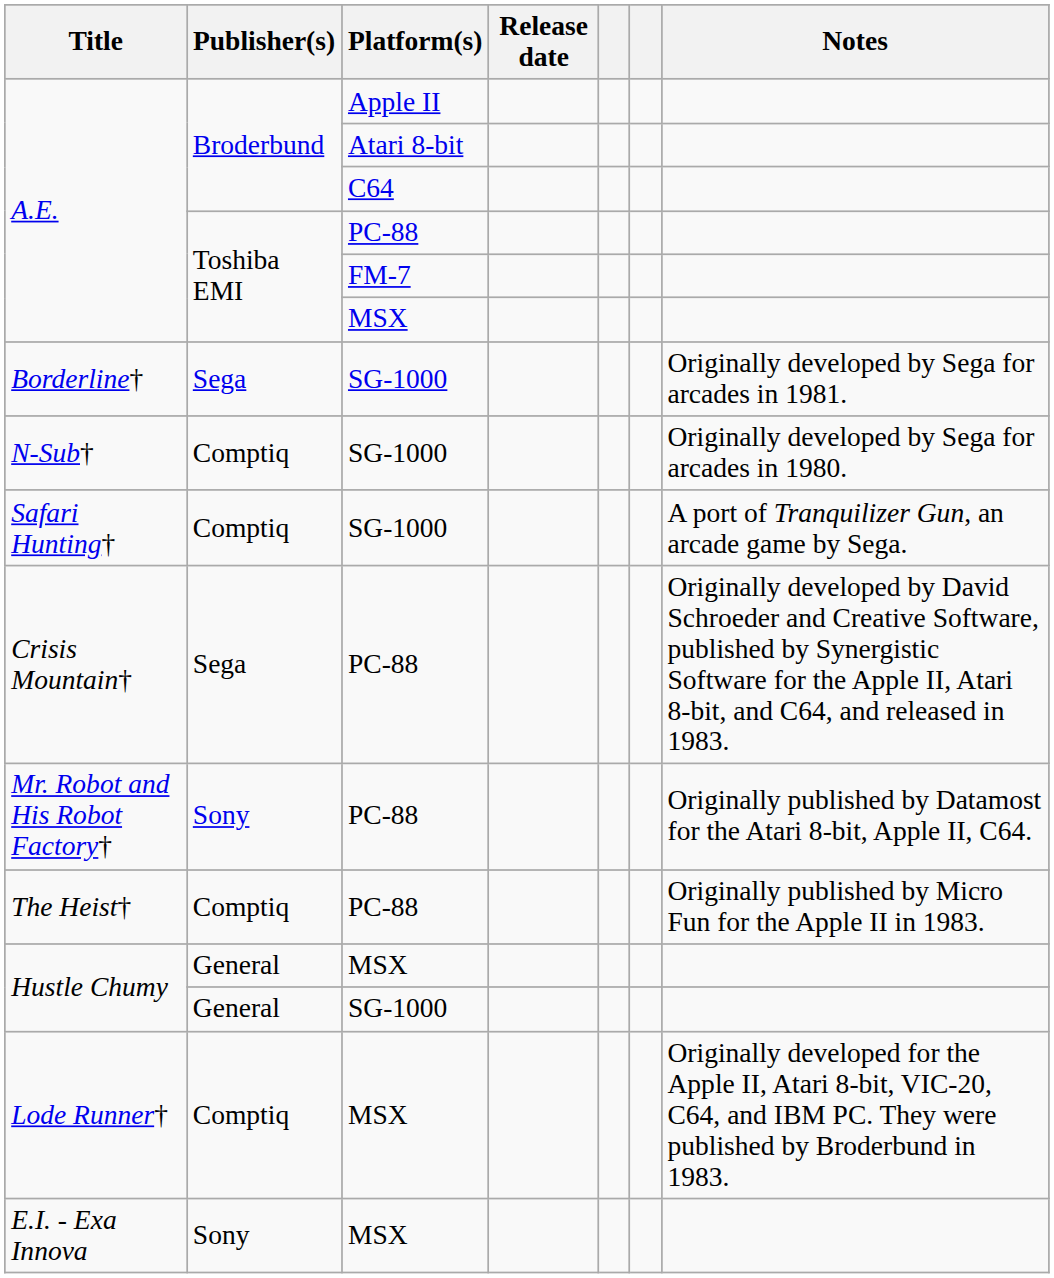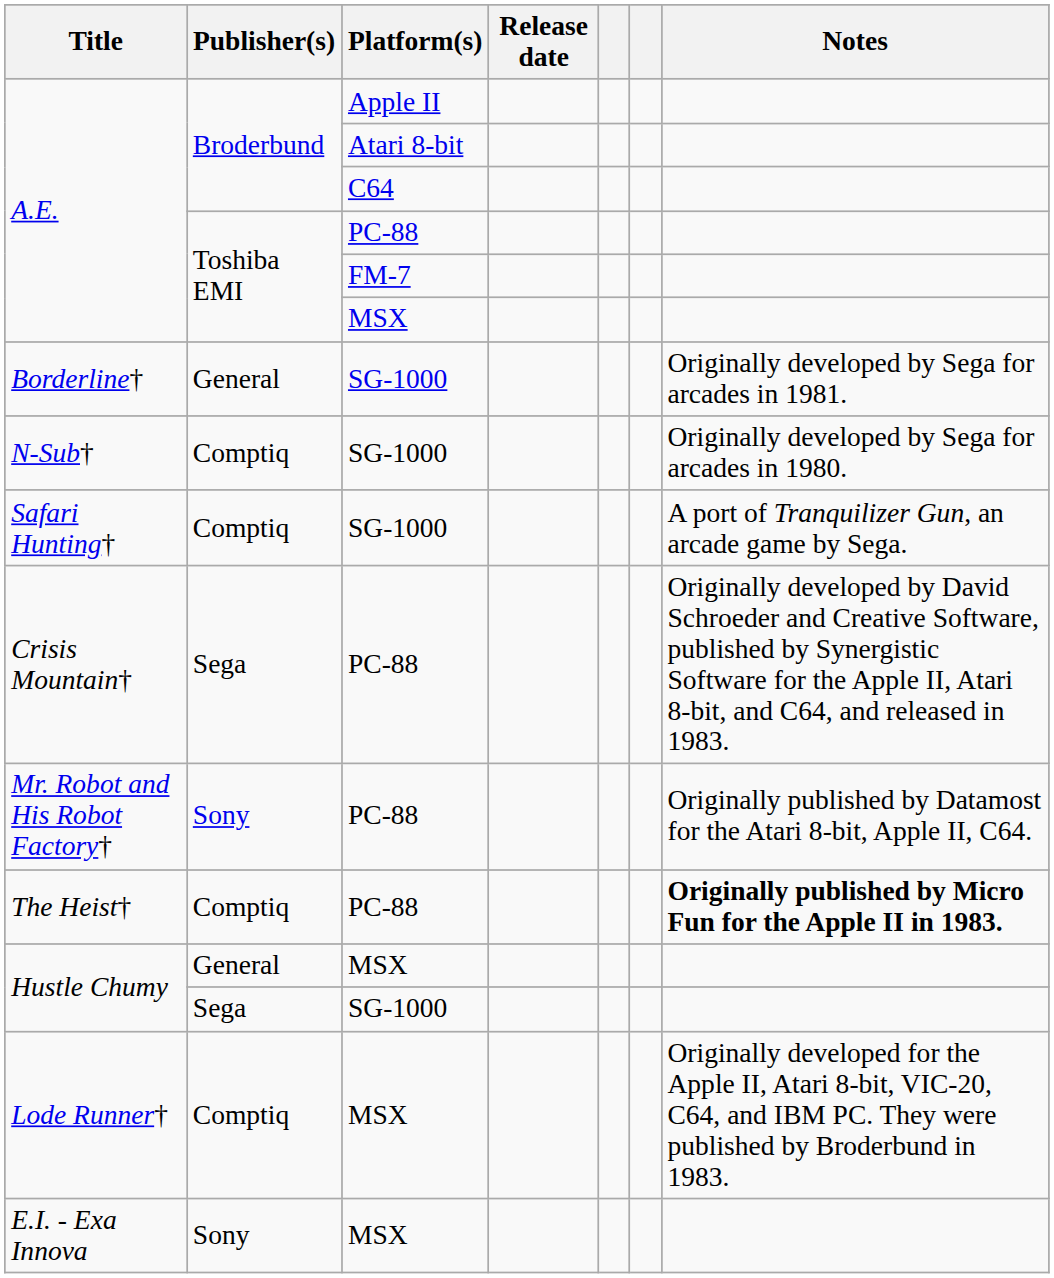(220, 378) Sega -> (236, 378) General
(835, 906) normal -> (846, 906) bold
(236, 1008) General -> (220, 1008) Sega
